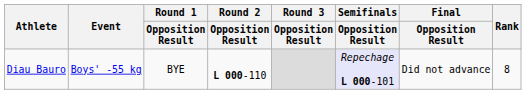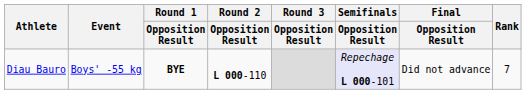(176, 69) normal -> (176, 69) bold
(507, 69) 8 -> (507, 69) 7
